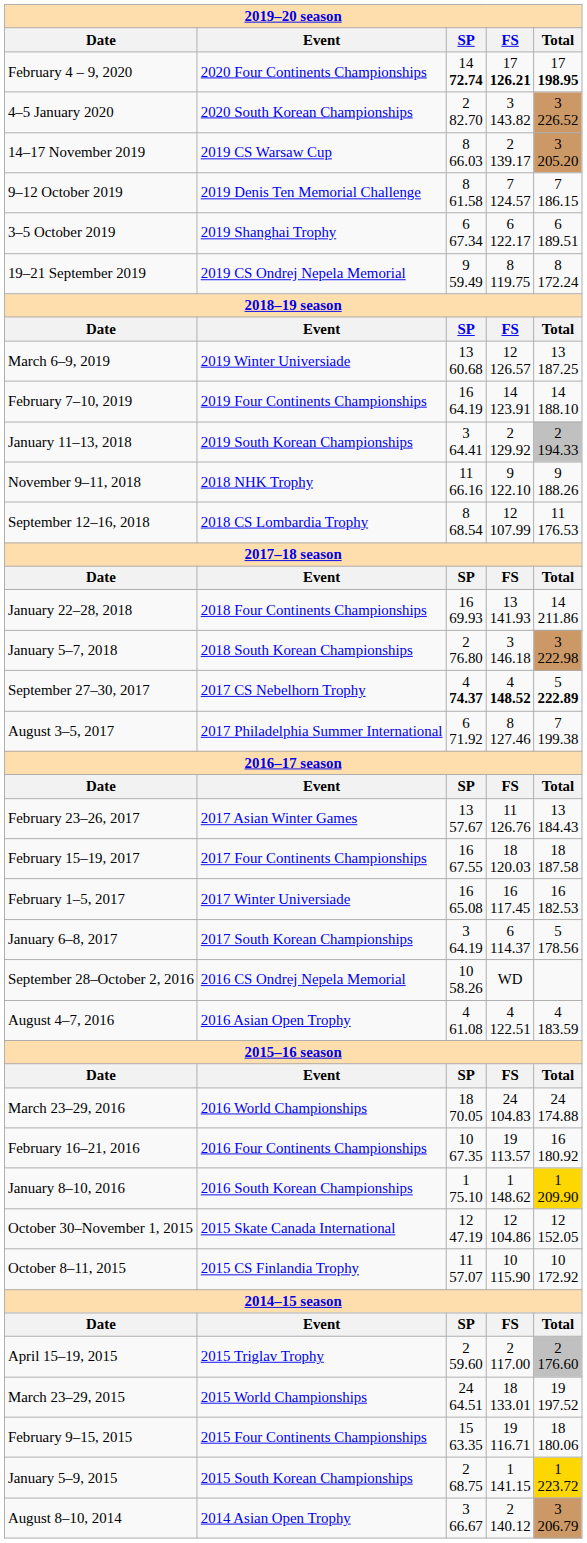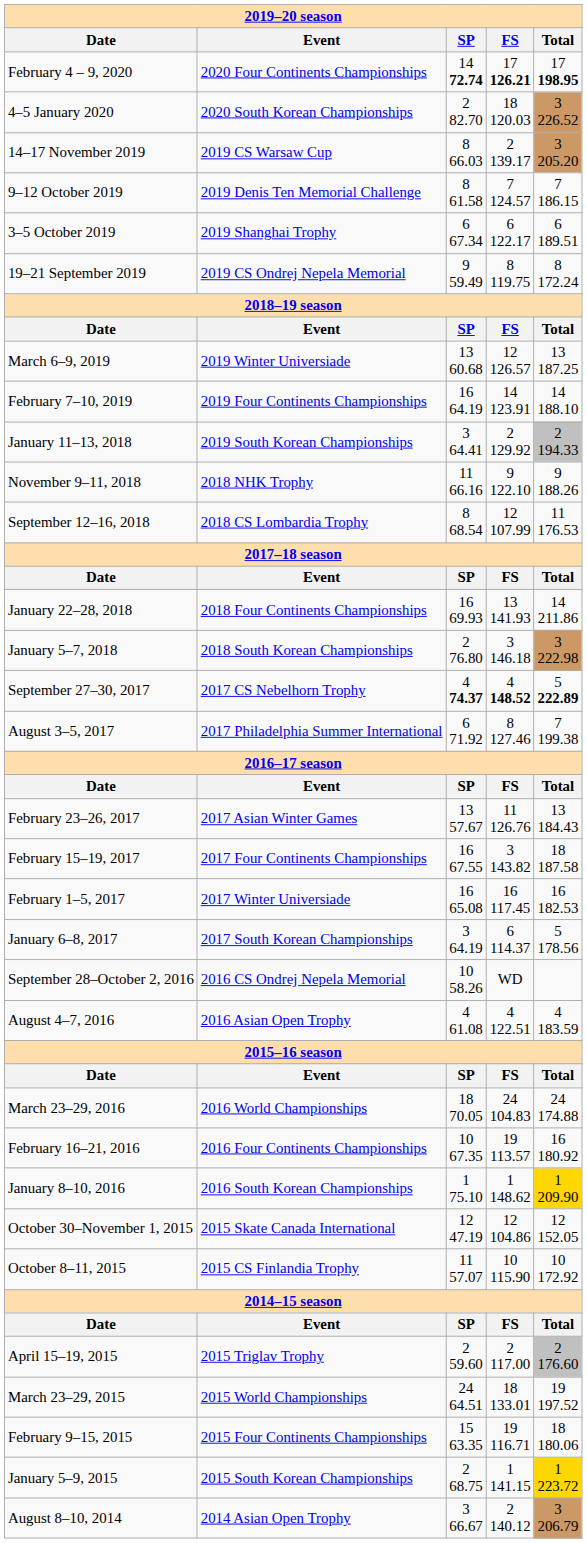(510, 112) 3 143.82 -> (510, 112) 18 120.03
(510, 858) 18 120.03 -> (510, 858) 3 143.82
